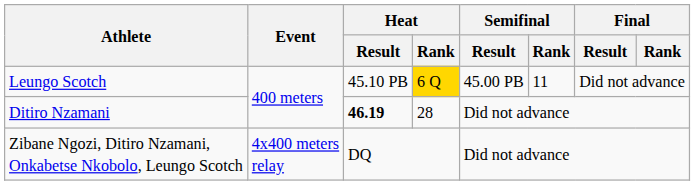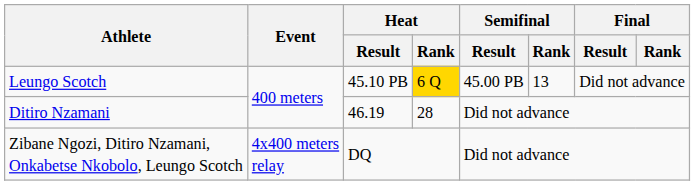(540, 82) 11 -> (541, 82) 13
(366, 111) bold -> (366, 113) normal
